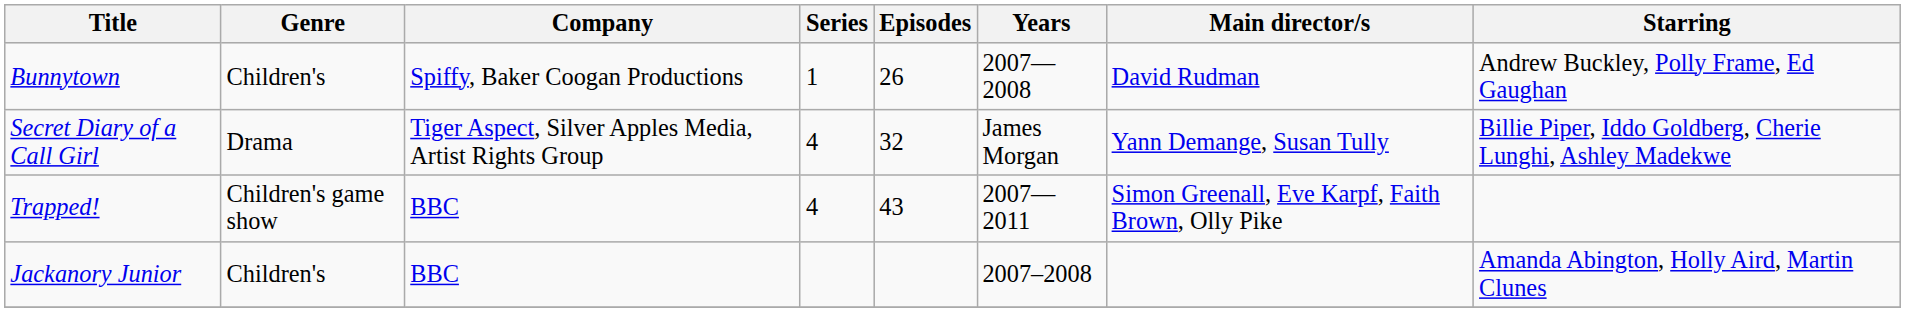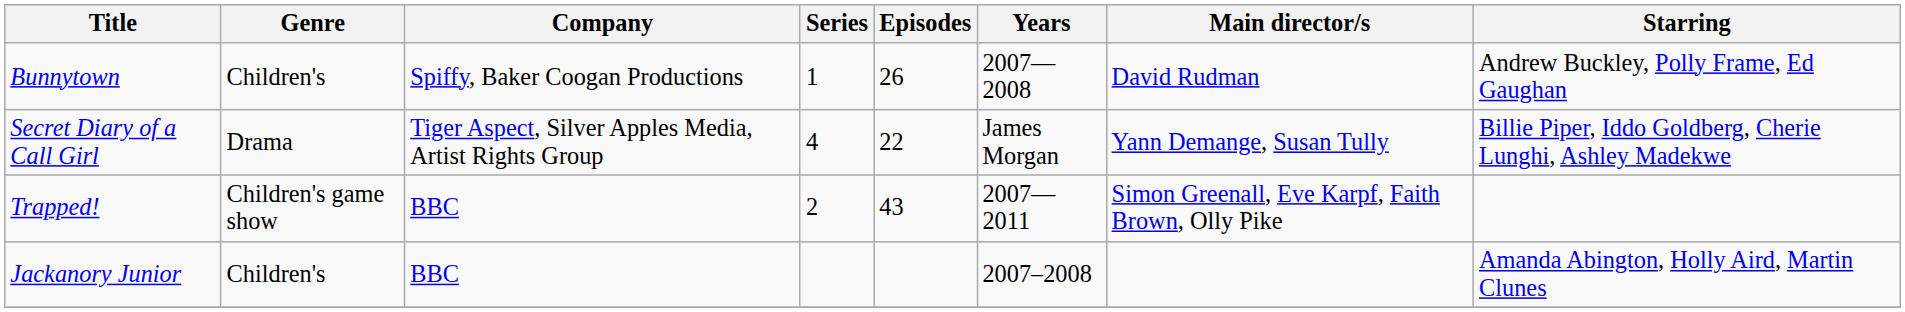(891, 141) 32 -> (891, 141) 22
(812, 207) 4 -> (812, 207) 2
